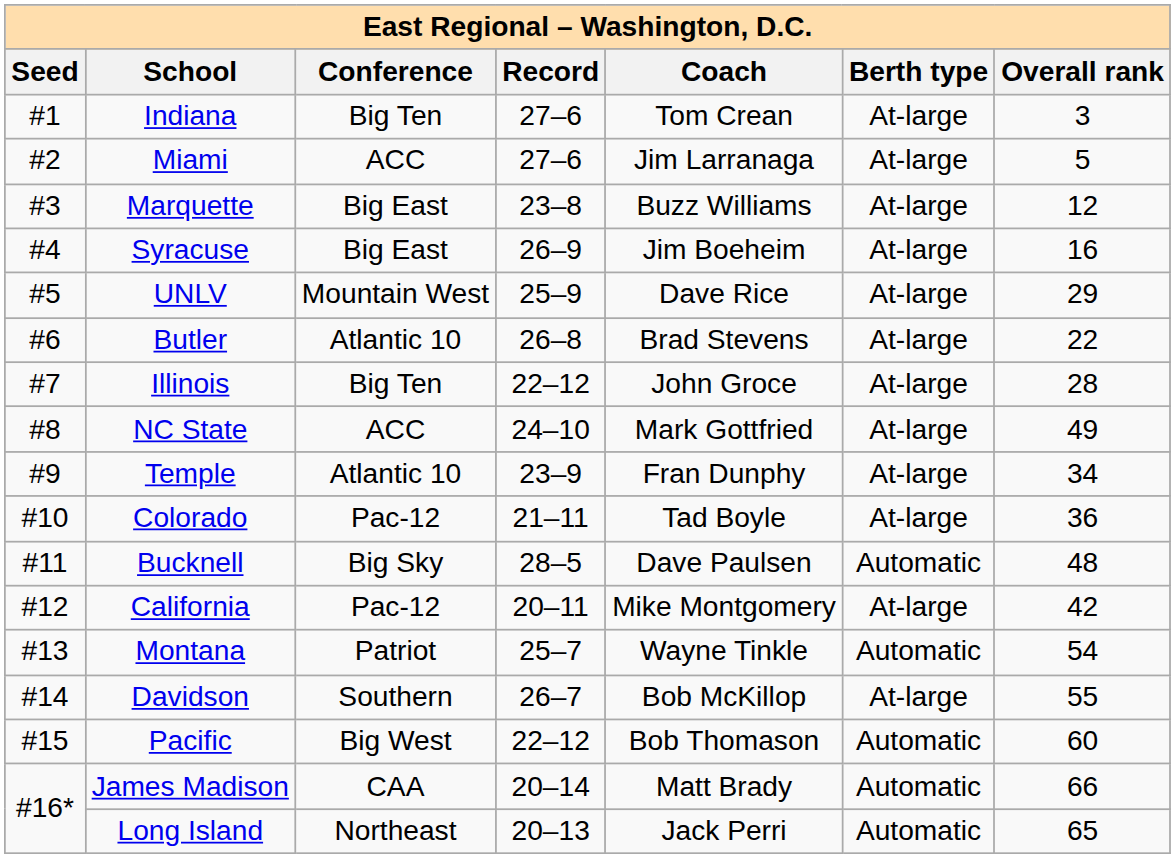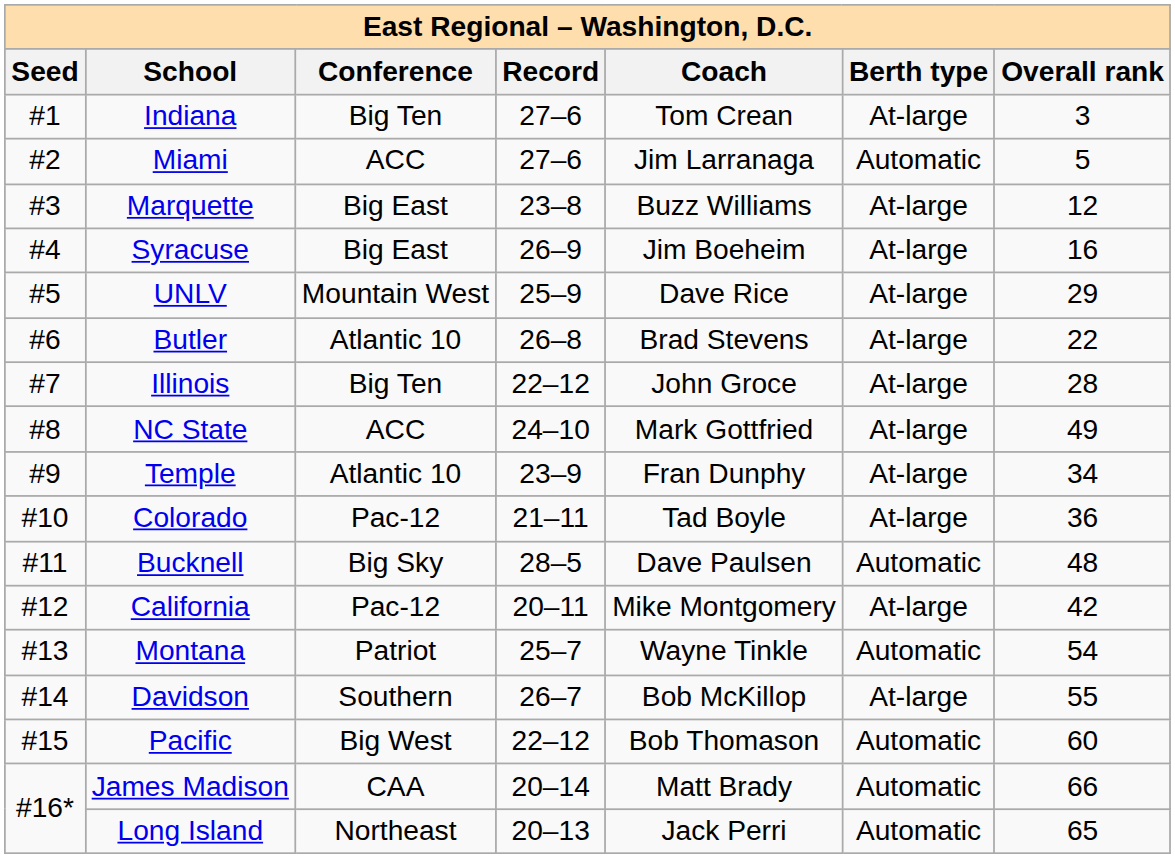(919, 160) At-large -> (919, 160) Automatic
